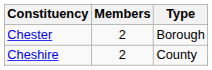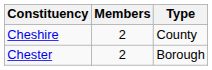rows swapped: (33, 55) <-> (30, 34)
